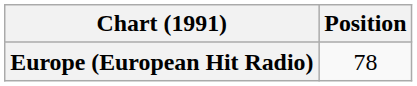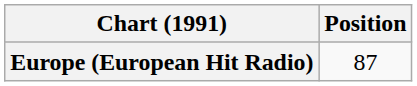(365, 61) 78 -> (365, 61) 87
